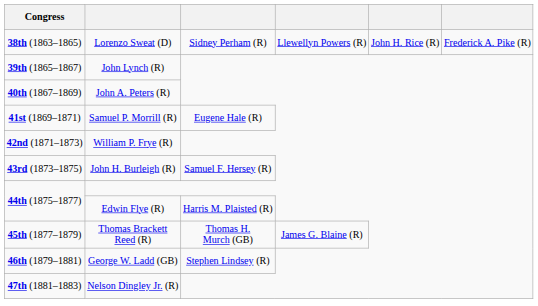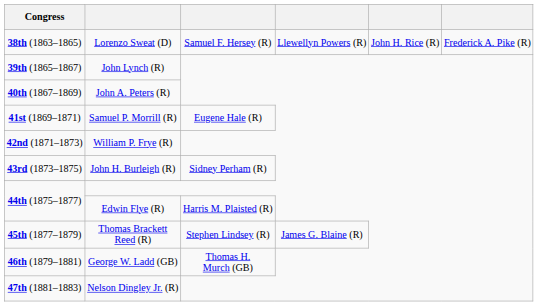(228, 42) Sidney Perham (R) -> (228, 42) Samuel F. Hersey (R)
(228, 168) Samuel F. Hersey (R) -> (228, 168) Sidney Perham (R)
(228, 234) Thomas H. Murch (GB) -> (228, 234) Stephen Lindsey (R)
(228, 261) Stephen Lindsey (R) -> (228, 262) Thomas H. Murch (GB)
